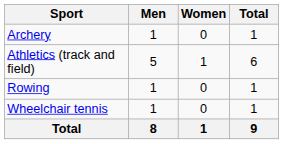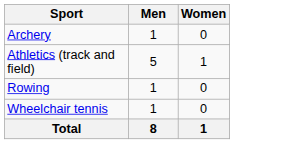- column: (254, 14)
